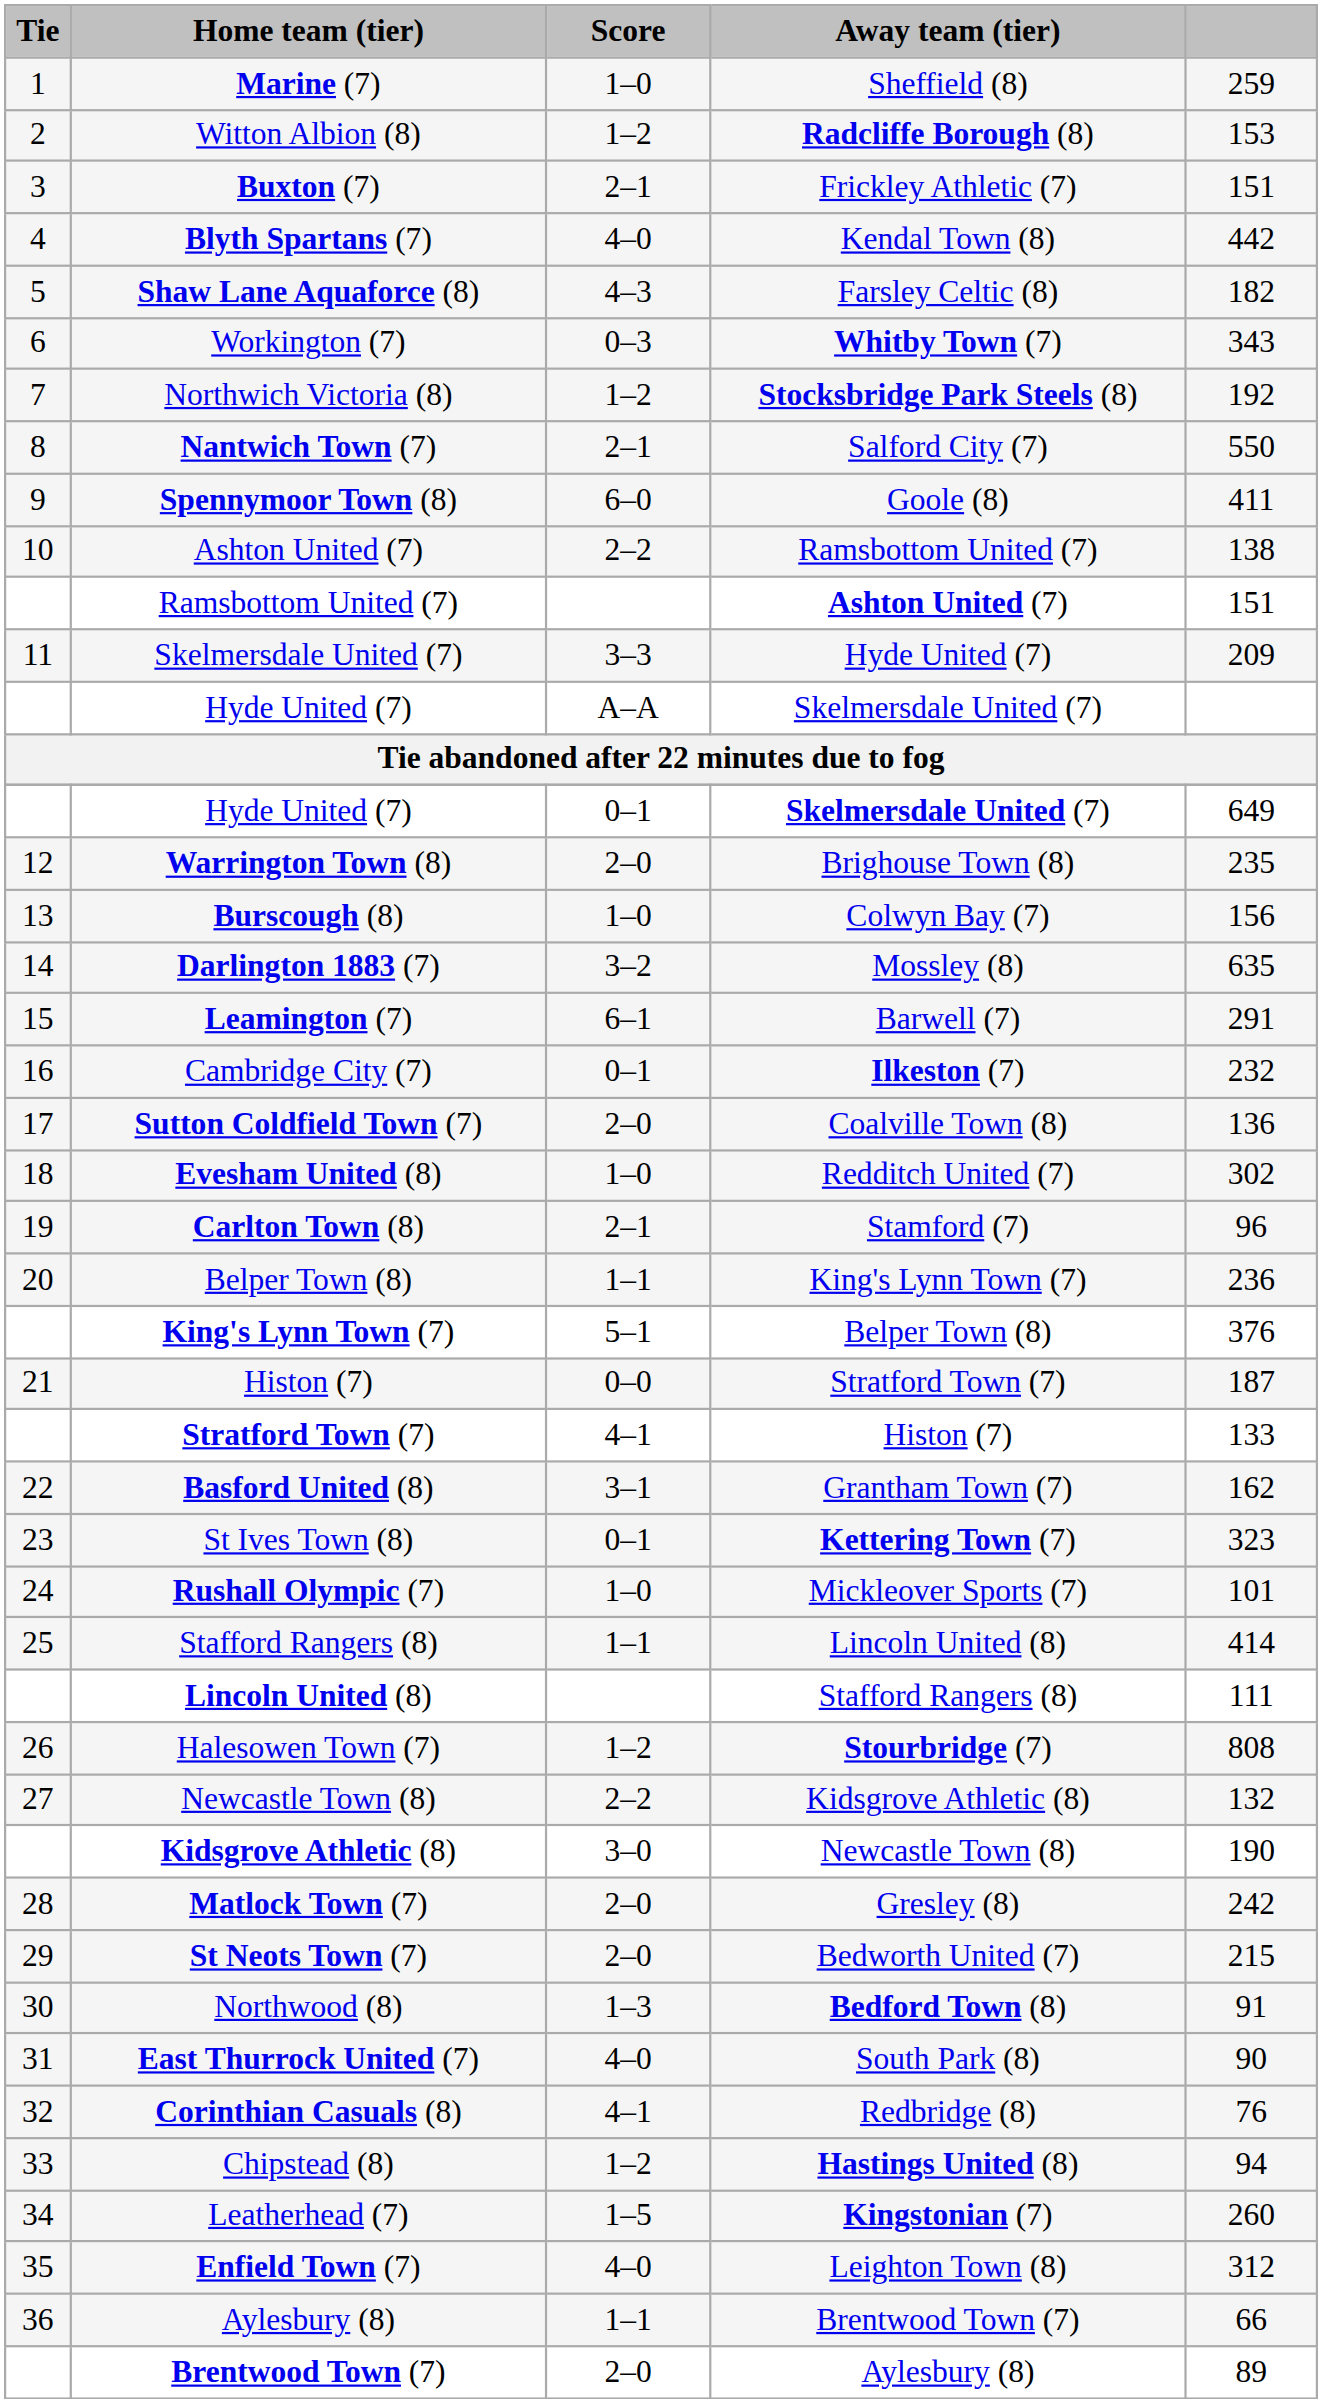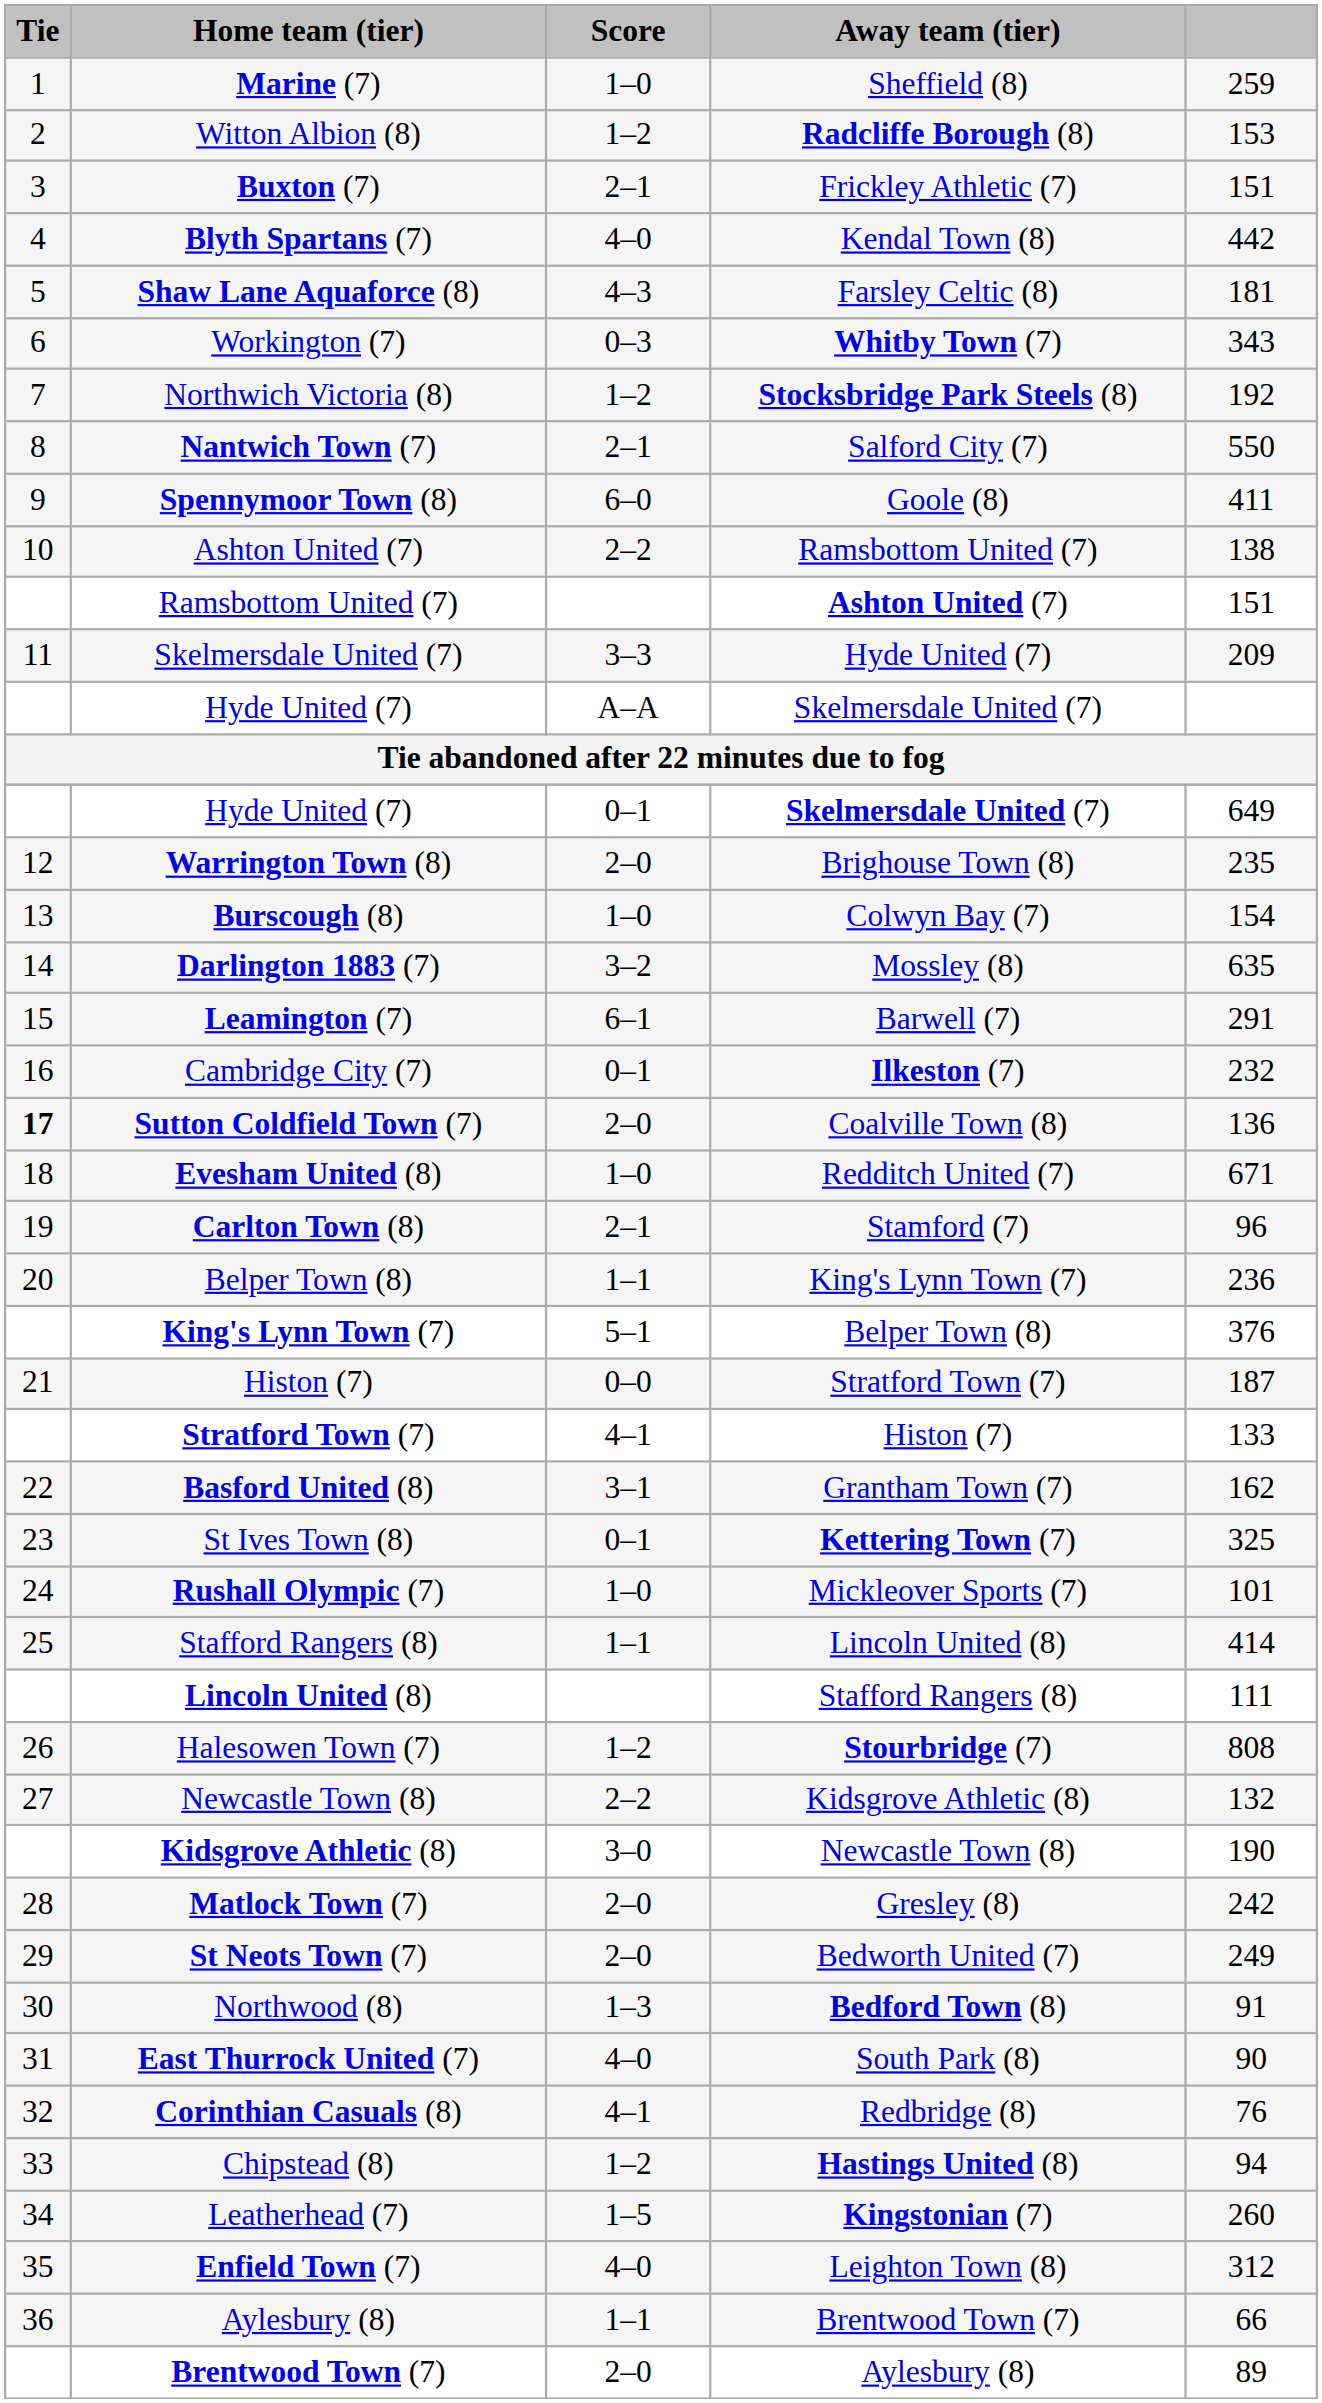(1251, 290) 182 -> (1251, 290) 181
(1251, 915) 156 -> (1251, 915) 154
(38, 1123) normal -> (38, 1123) bold
(1251, 1175) 302 -> (1251, 1175) 671
(1251, 1539) 323 -> (1251, 1539) 325
(1251, 1955) 215 -> (1251, 1955) 249
